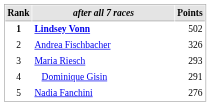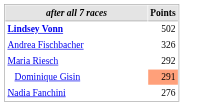- column: (19, 13)
(195, 61) 293 -> (168, 61) 292
(195, 77) no background -> (168, 77) lightsalmon background
